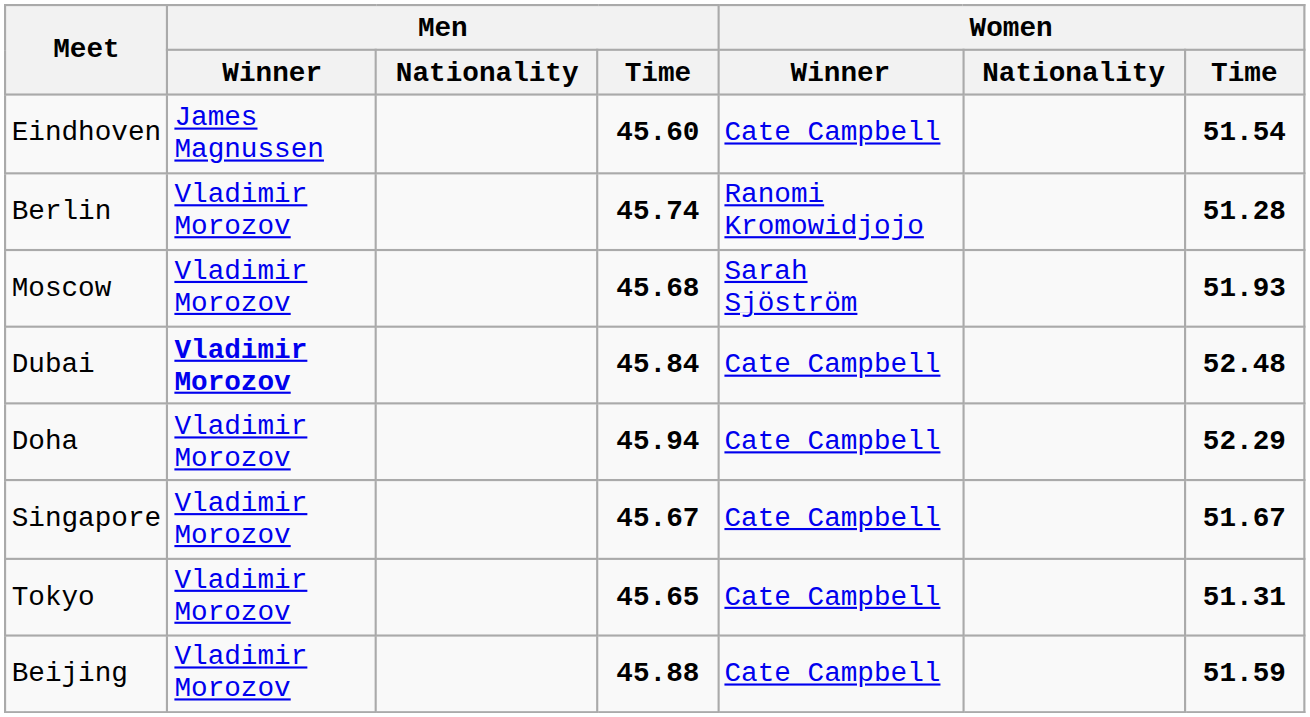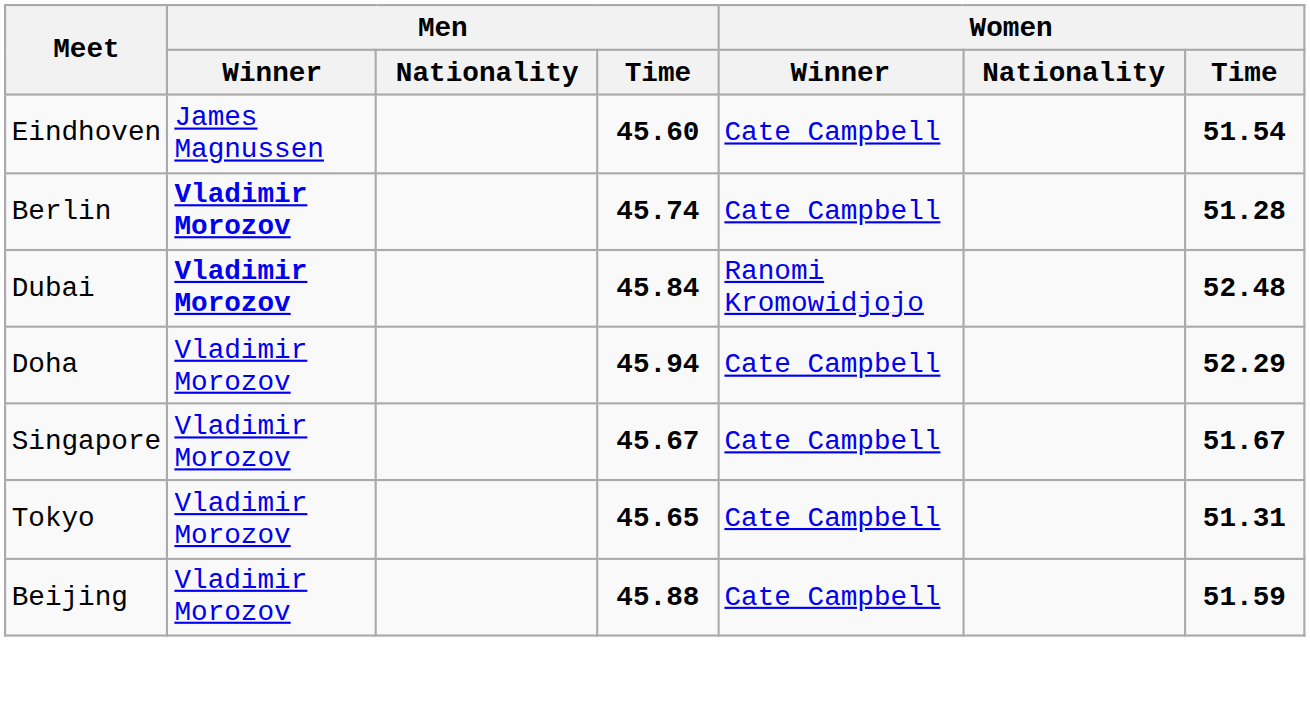(241, 211) normal -> (241, 211) bold
(824, 211) Ranomi Kromowidjojo -> (832, 211) Cate Campbell
- row: (62, 288)
(832, 365) Cate Campbell -> (824, 288) Ranomi Kromowidjojo
